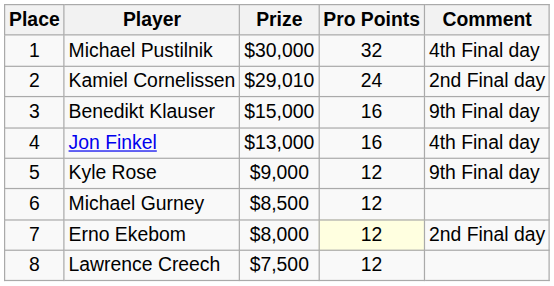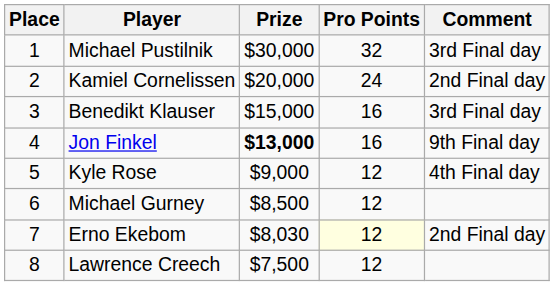(484, 50) 4th Final day -> (485, 50) 3rd Final day
(279, 81) $29,010 -> (279, 81) $20,000
(484, 111) 9th Final day -> (485, 111) 3rd Final day
(279, 142) normal -> (279, 142) bold
(484, 142) 4th Final day -> (484, 142) 9th Final day
(484, 173) 9th Final day -> (484, 173) 4th Final day
(279, 234) $8,000 -> (279, 234) $8,030
